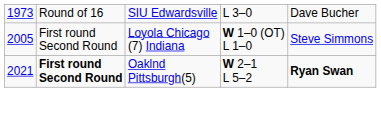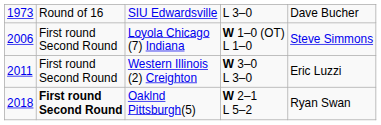(20, 39) 2005 -> (20, 39) 2006
+ row: (168, 71)
(20, 71) 2021 -> (20, 103) 2018
(322, 71) bold -> (320, 103) normal
